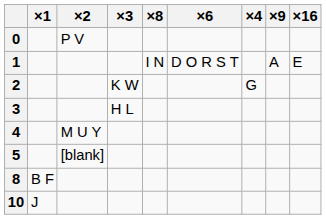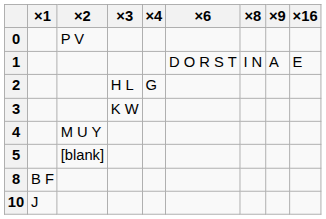columns swapped: (254, 16) <-> (155, 16)
(125, 86) K W -> (122, 86) H L
(122, 109) H L -> (125, 109) K W
